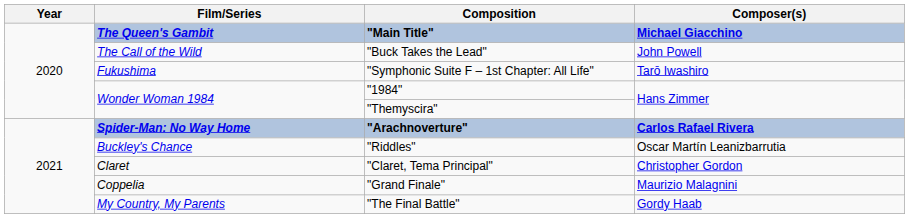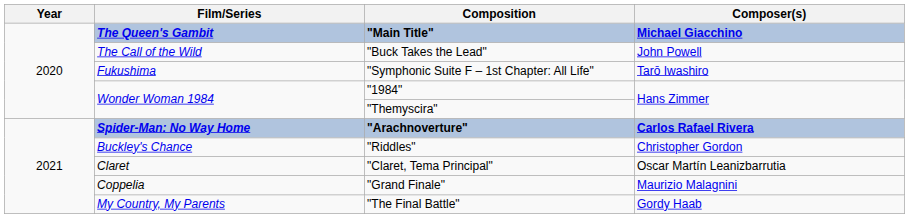(711, 147) Oscar Martín Leanizbarrutia -> (690, 147) Christopher Gordon
(690, 166) Christopher Gordon -> (711, 166) Oscar Martín Leanizbarrutia
